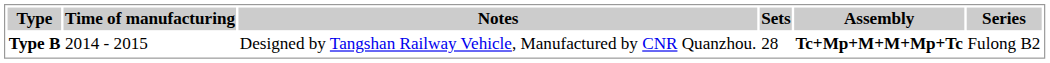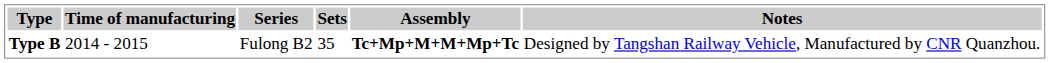columns swapped: (1004, 18) <-> (498, 18)
(770, 43) 28 -> (326, 43) 35
